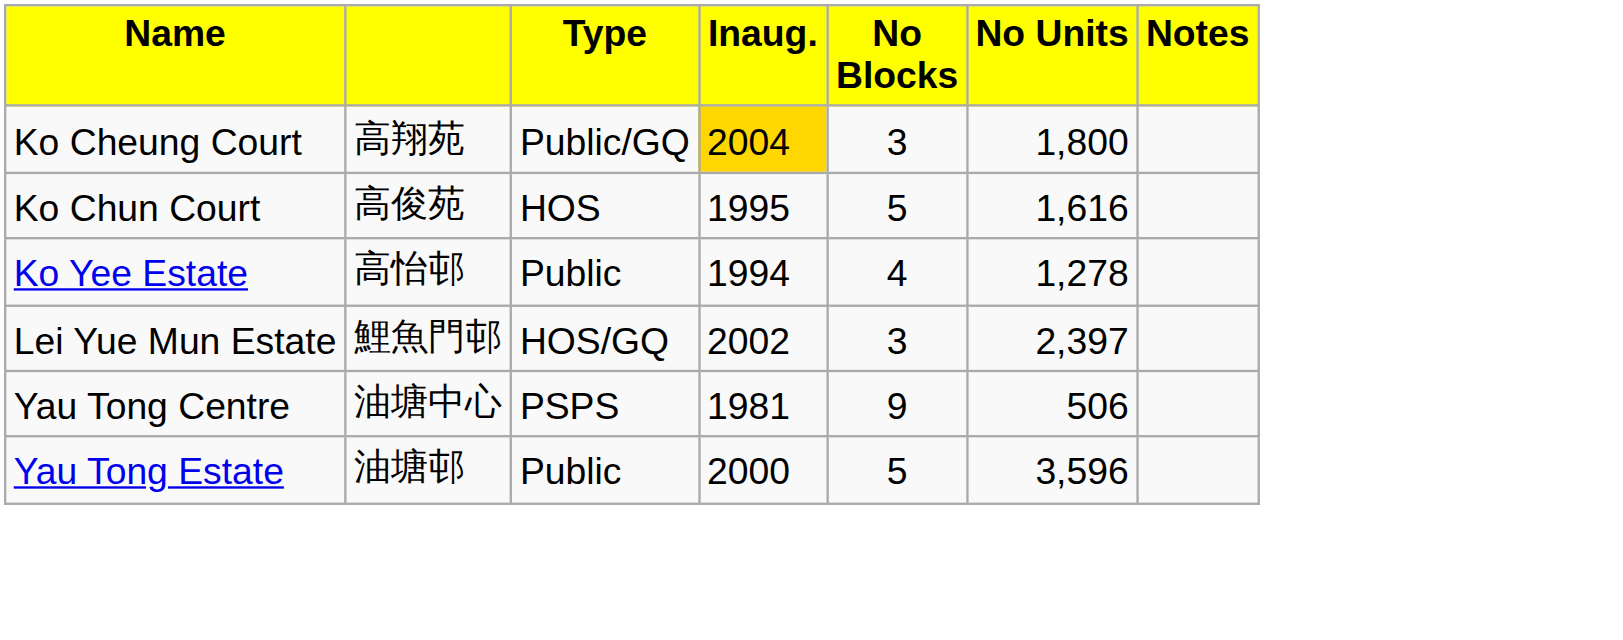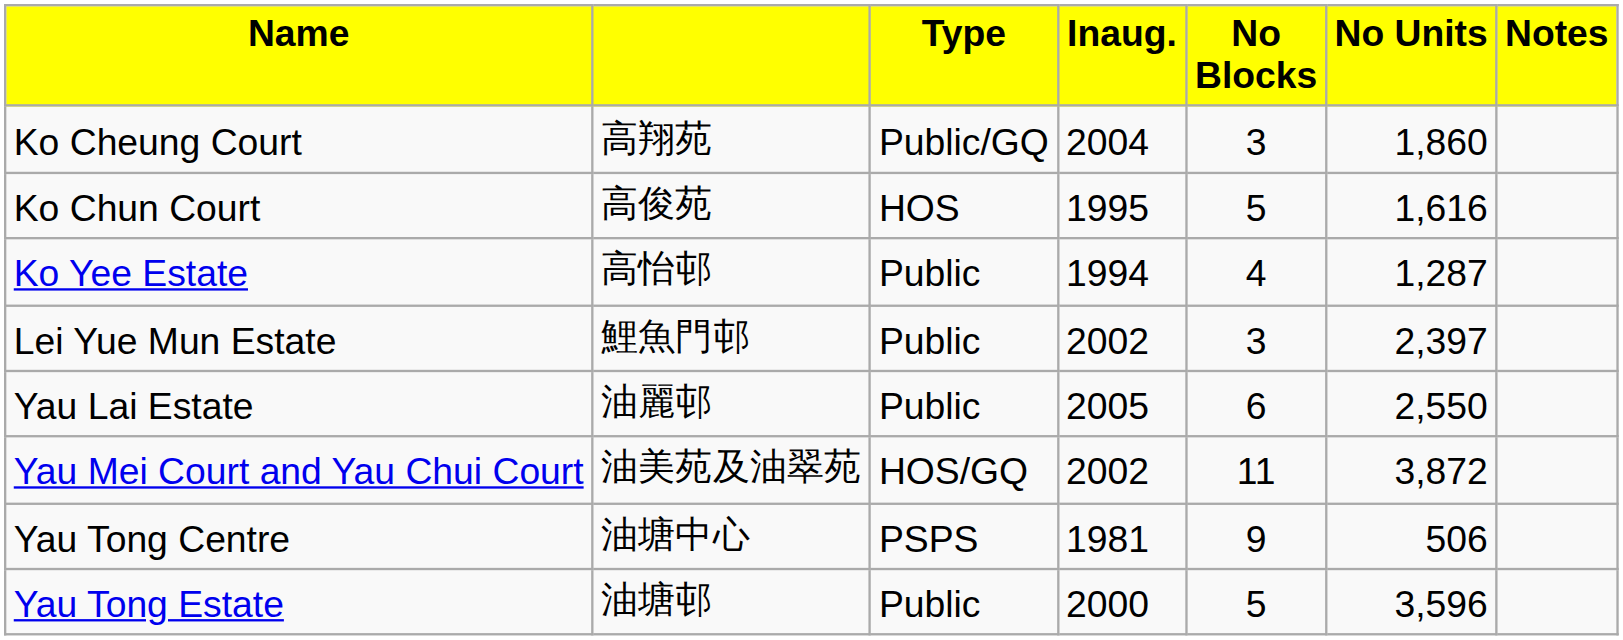(748, 142) gold background -> (1108, 142) no background
(1082, 142) 1,800 -> (1441, 142) 1,860
(1082, 274) 1,278 -> (1441, 274) 1,287
(594, 340) HOS/GQ -> (930, 340) Public
+ row: (134, 406)
+ row: (299, 472)
